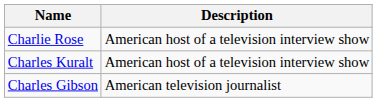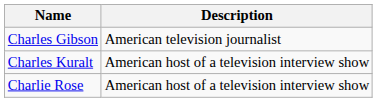rows swapped: (53, 85) <-> (46, 39)
